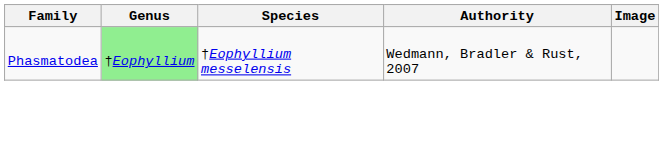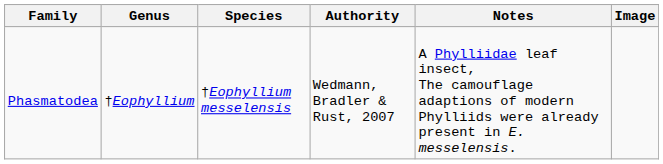+ column: (513, 16)
(149, 62) lightgreen background -> (149, 101) no background
